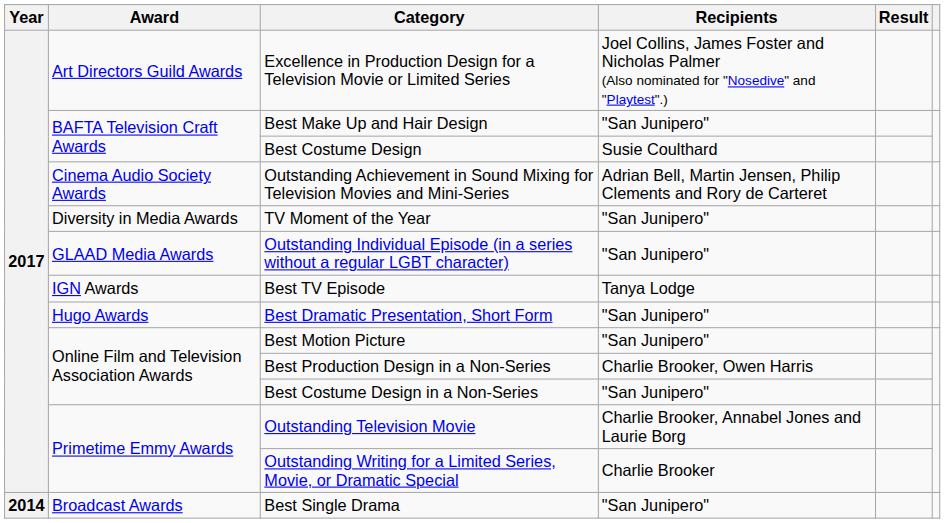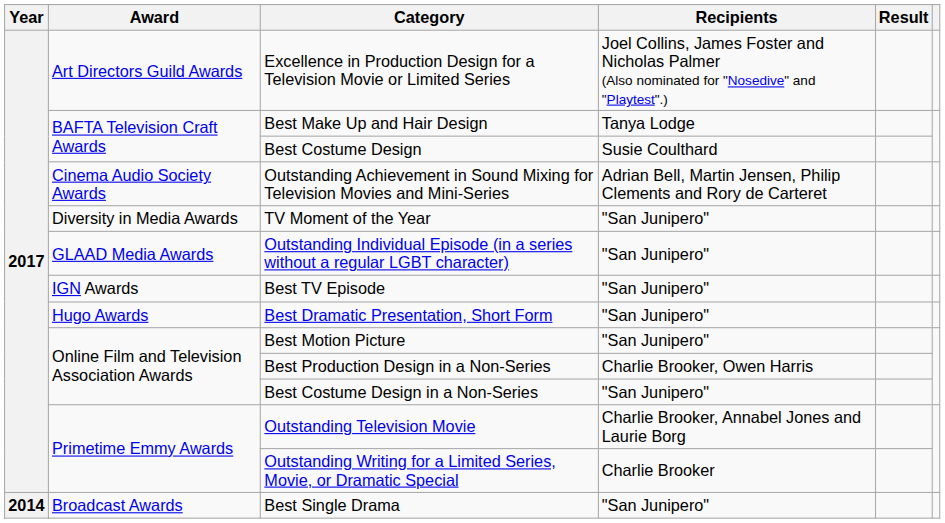(655, 124) "San Junipero" -> (648, 124) Tanya Lodge
(648, 289) Tanya Lodge -> (655, 289) "San Junipero"
